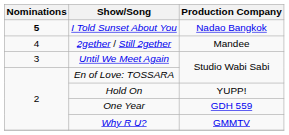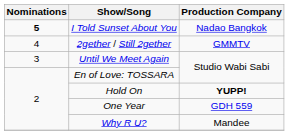(231, 43) Mandee -> (231, 43) GMMTV
(231, 91) normal -> (232, 91) bold
(231, 122) GMMTV -> (231, 122) Mandee
